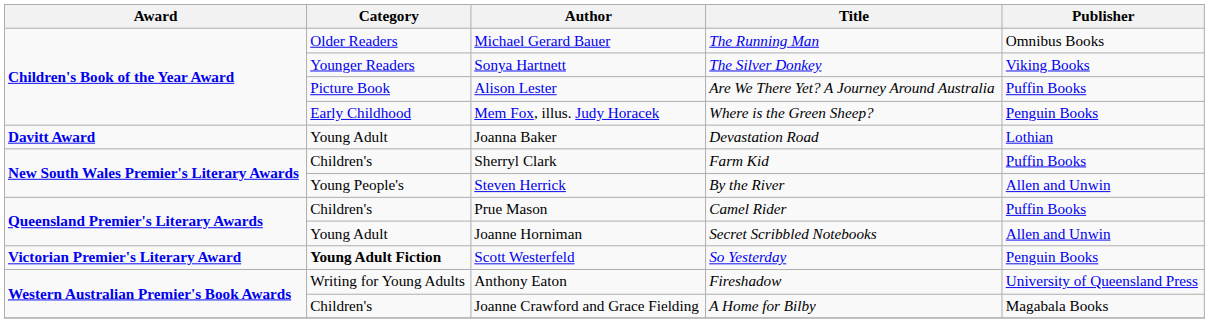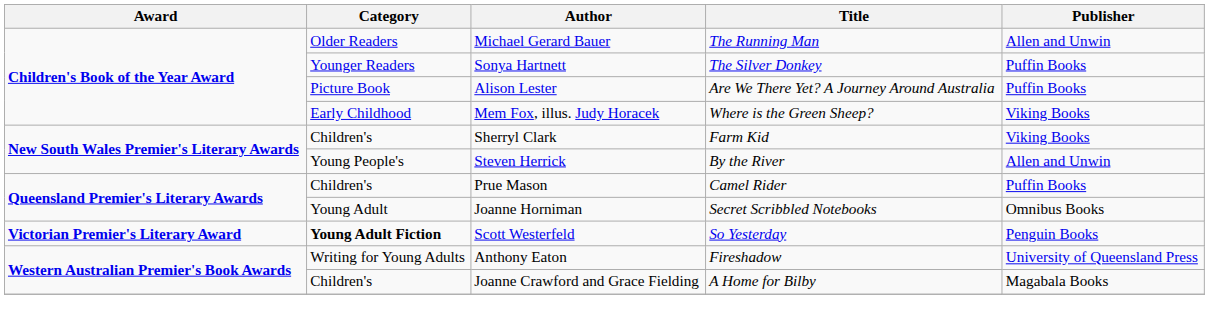(1055, 40) Omnibus Books -> (1058, 40) Allen and Unwin
(1048, 64) Viking Books -> (1046, 64) Puffin Books
(1052, 112) Penguin Books -> (1048, 112) Viking Books
- row: (515, 137)
(1046, 161) Puffin Books -> (1048, 137) Viking Books
(1058, 233) Allen and Unwin -> (1055, 209) Omnibus Books
